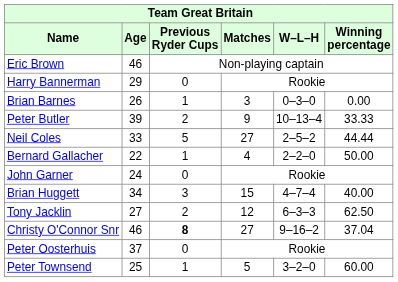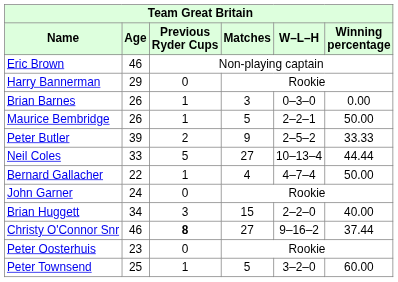+ row: (58, 119)
(299, 119) 10–13–4 -> (299, 138) 2–5–2
(299, 138) 2–5–2 -> (299, 156) 10–13–4
(299, 156) 2–2–0 -> (299, 175) 4–7–4
(299, 193) 4–7–4 -> (299, 212) 2–2–0
- row: (39, 212)
(359, 230) 37.04 -> (359, 230) 37.44
(135, 249) 37 -> (135, 249) 23
